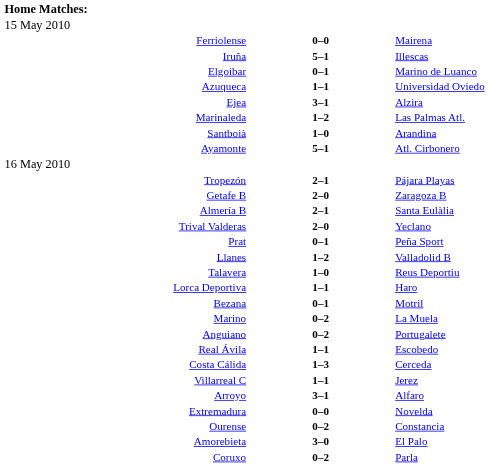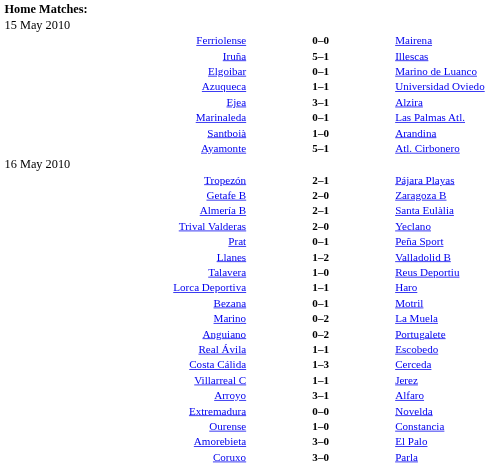(321, 117) 1–2 -> (321, 117) 0–1
(321, 426) 0–2 -> (321, 426) 1–0
(321, 457) 0–2 -> (321, 457) 3–0
